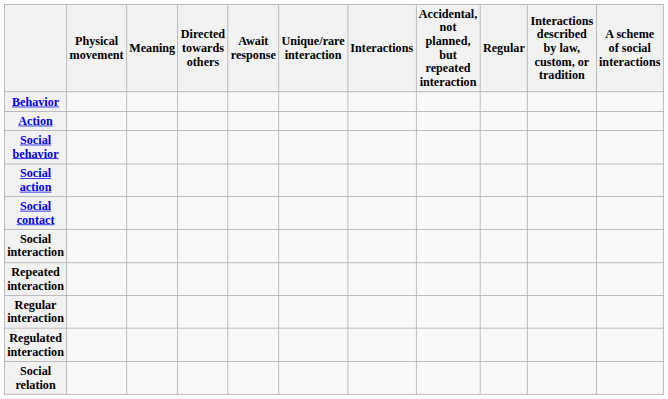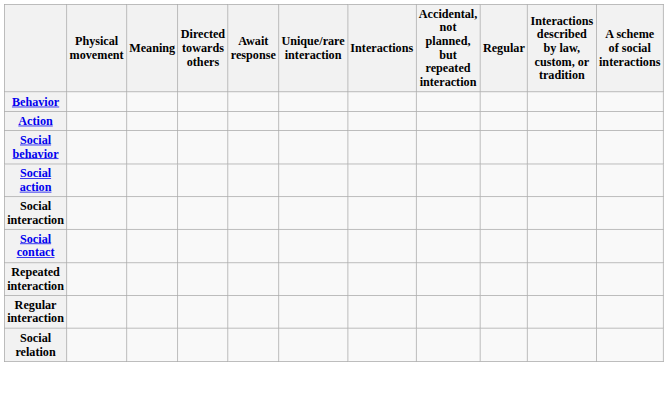rows swapped: (36, 213) <-> (36, 246)
- row: (36, 345)
